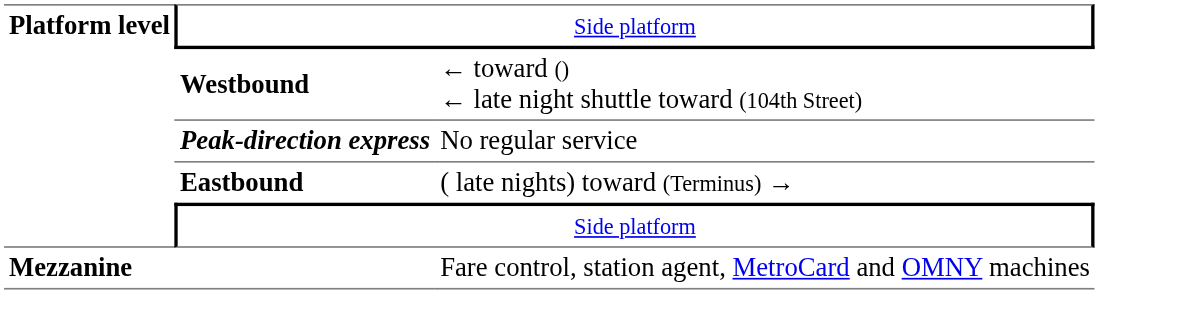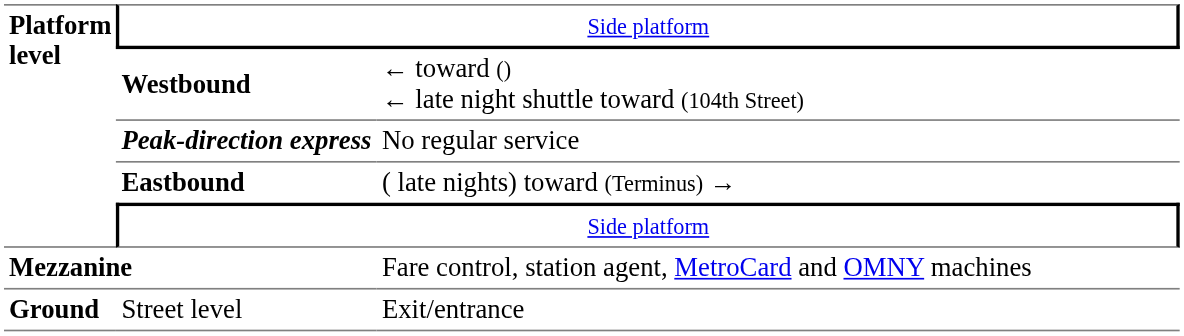+ row: (182, 309)
